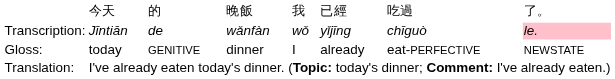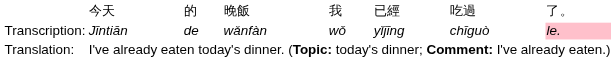- row: (24, 49)
